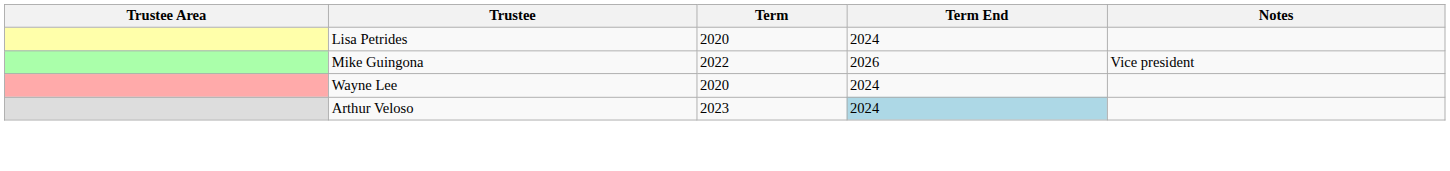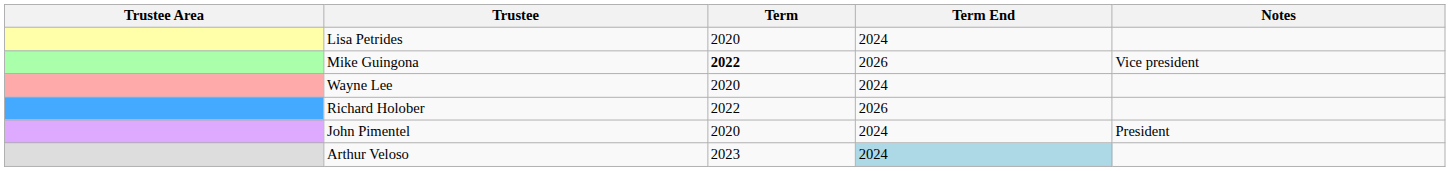(715, 62) normal -> (725, 62) bold
+ row: (376, 108)
+ row: (368, 131)
